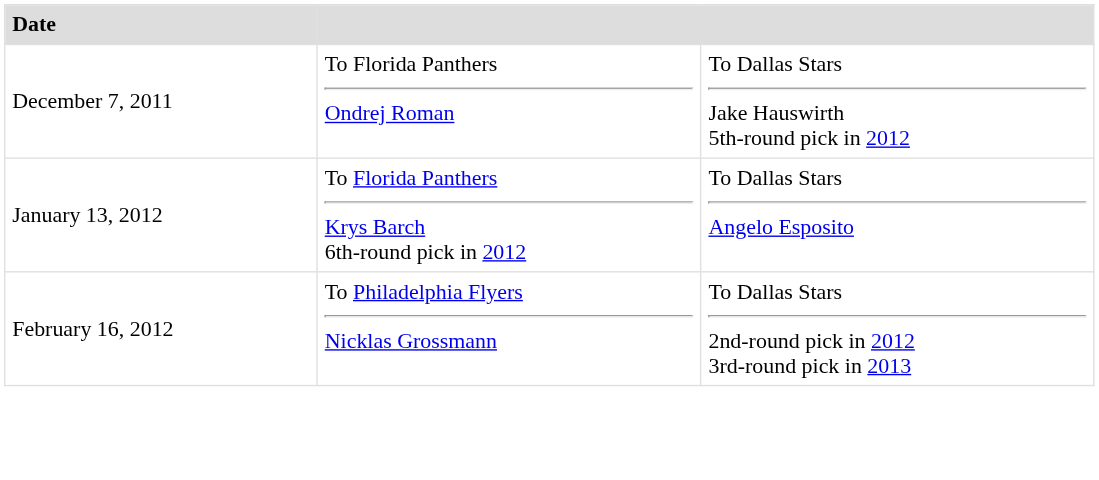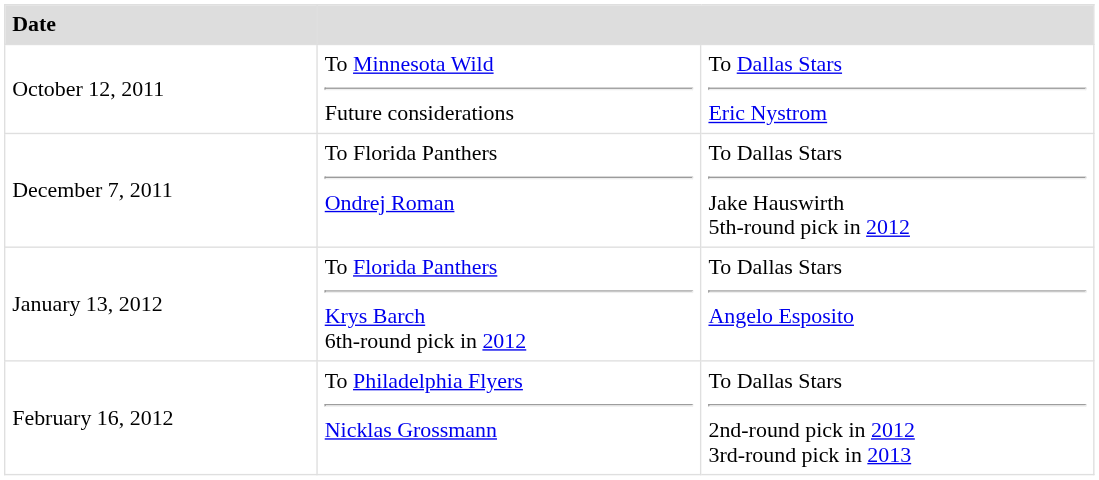+ row: (88, 88)
